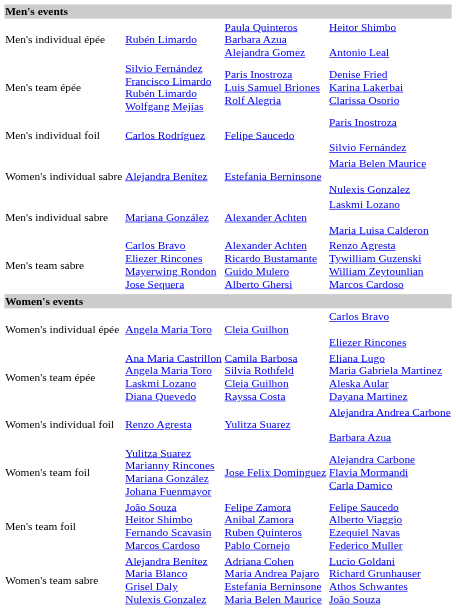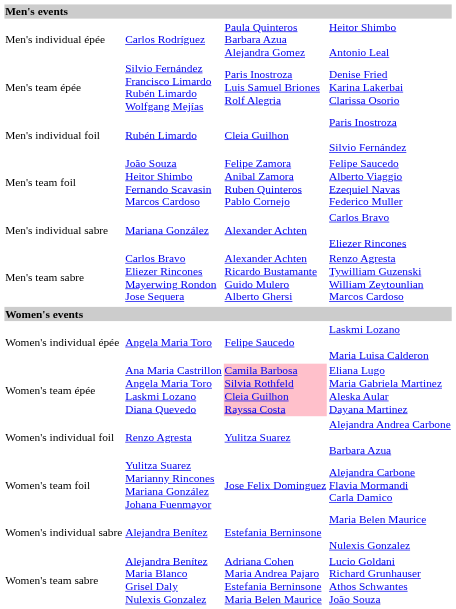(161, 40) Rubén Limardo -> (165, 40) Carlos Rodríguez
(165, 135) Carlos Rodríguez -> (161, 135) Rubén Limardo
(259, 135) Felipe Saucedo -> (257, 135) Cleia Guilhon
rows swapped: (41, 526) <-> (64, 176)
(379, 217) Laskmi Lozano Maria Luisa Calderon -> (368, 230) Carlos Bravo Eliezer Rincones
(257, 329) Cleia Guilhon -> (259, 342) Felipe Saucedo
(368, 329) Carlos Bravo Eliezer Rincones -> (379, 342) Laskmi Lozano Maria Luisa Calderon
(261, 377) no background -> (261, 390) pink background
